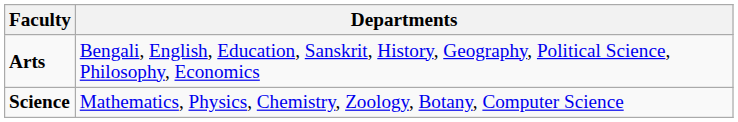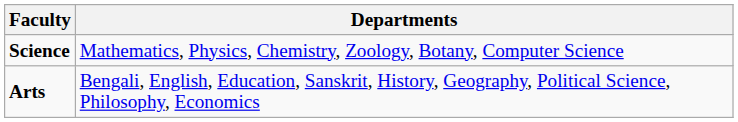rows swapped: (39, 102) <-> (27, 60)
